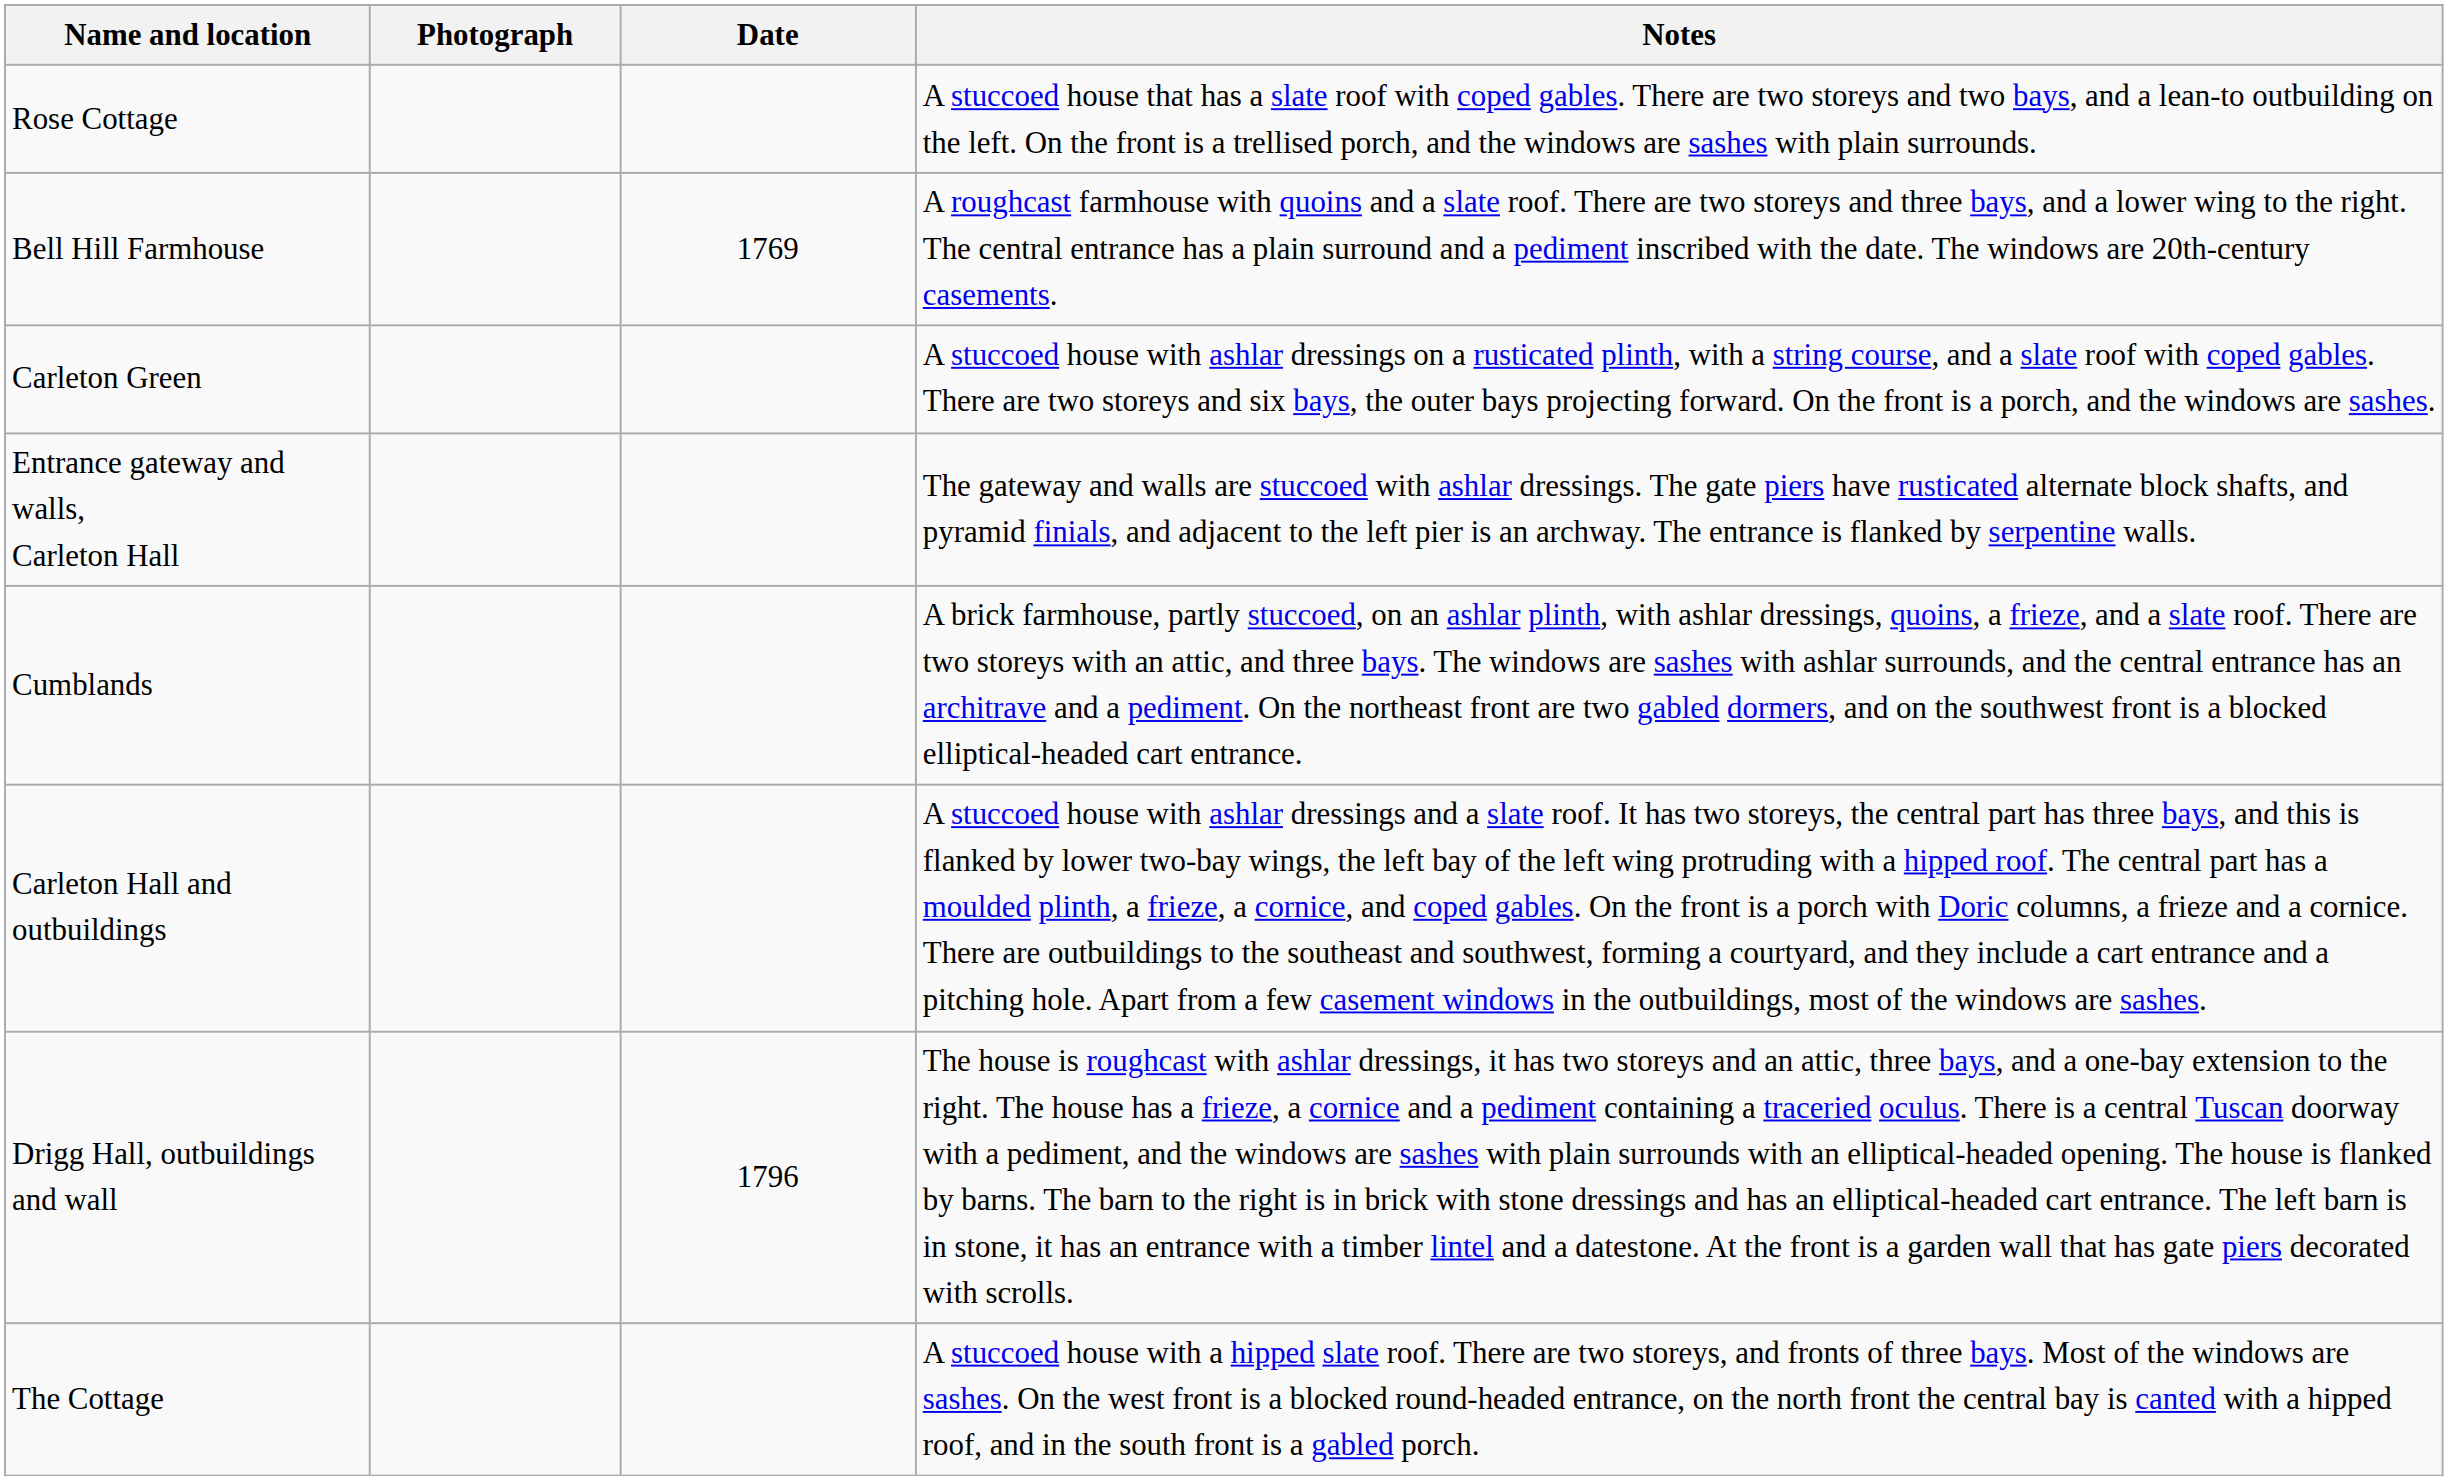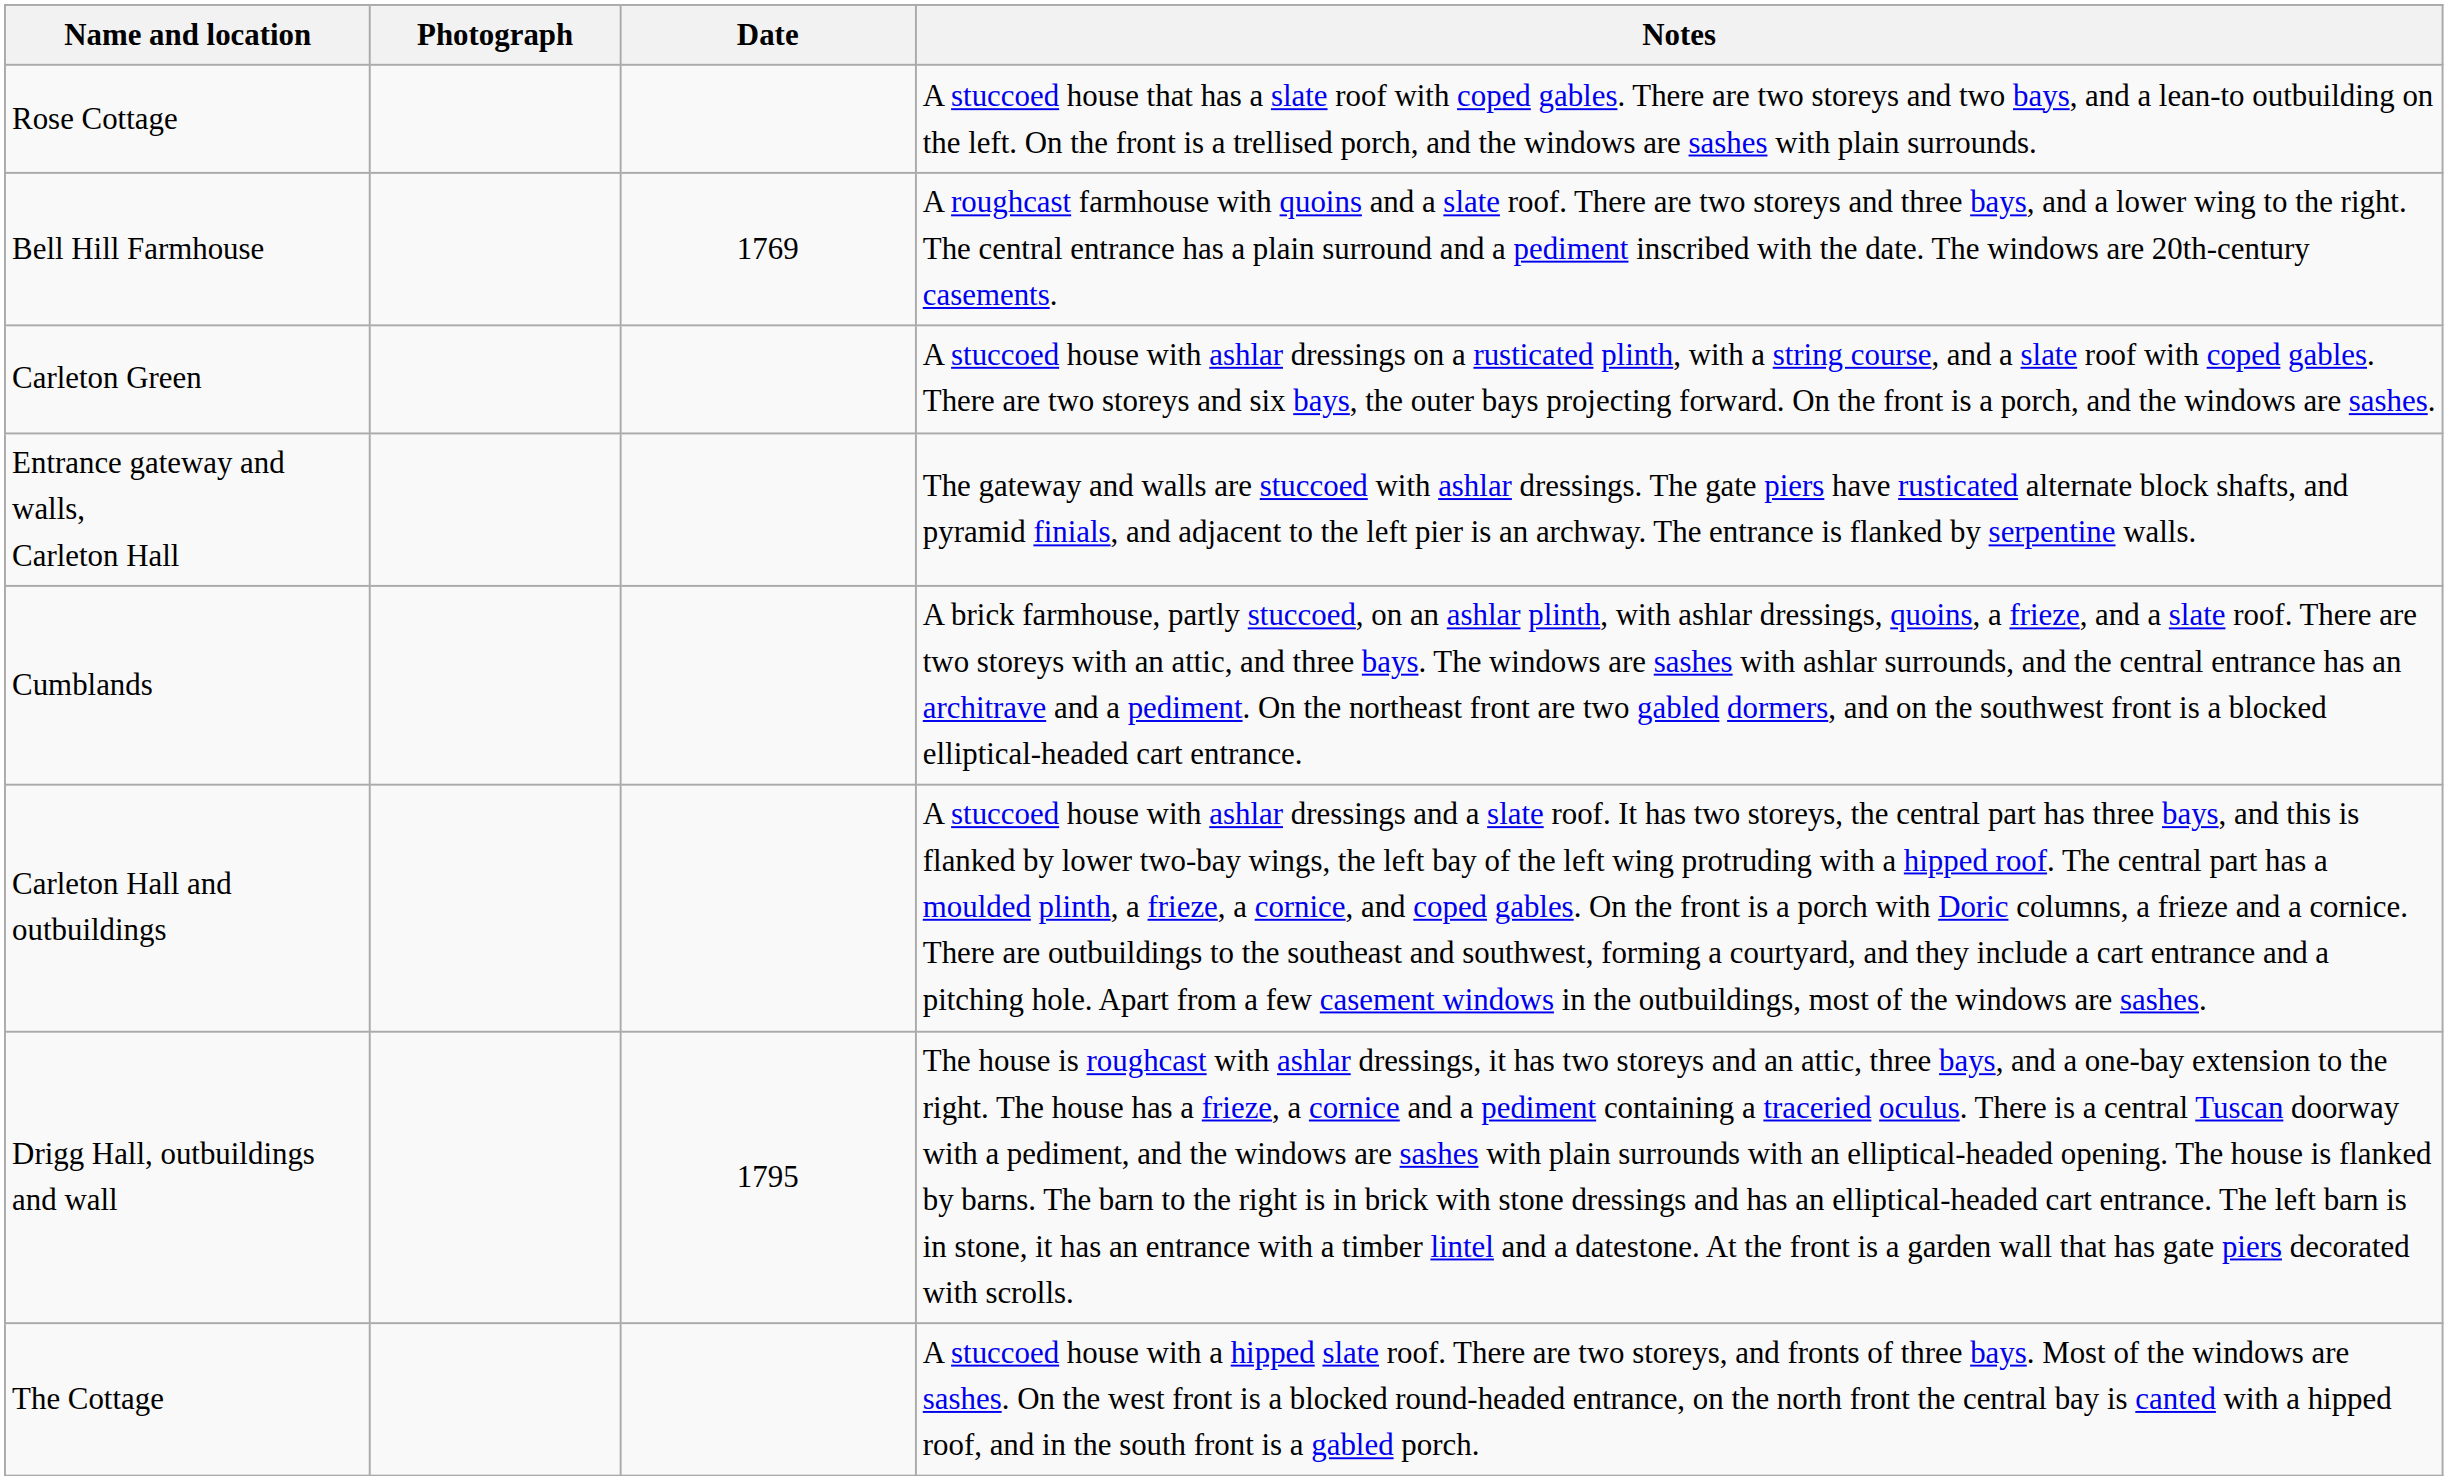(768, 1176) 1796 -> (768, 1176) 1795
